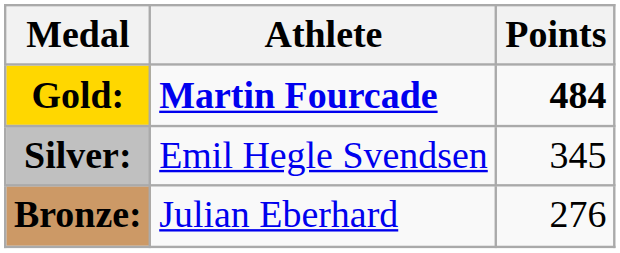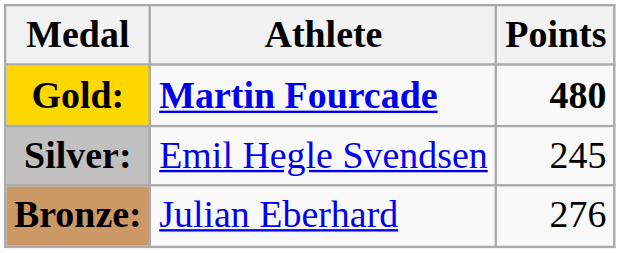(578, 94) 484 -> (578, 94) 480
(578, 154) 345 -> (578, 154) 245
